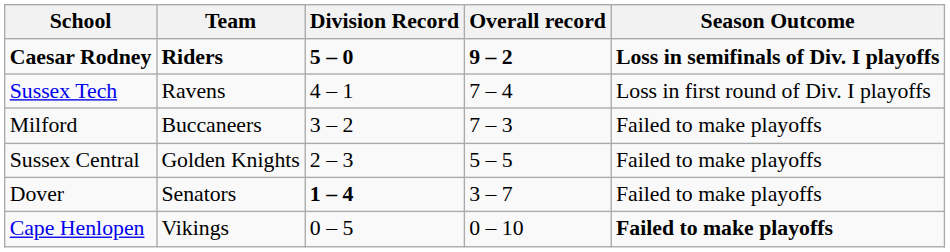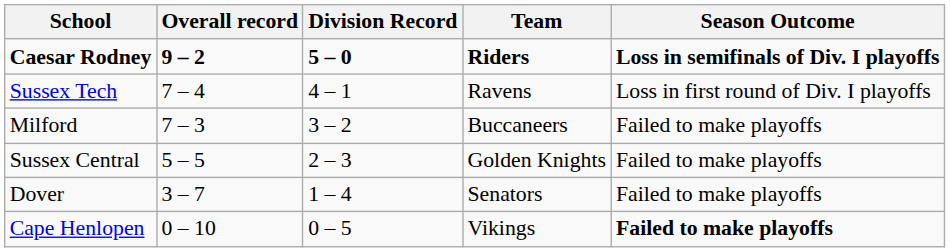columns swapped: (231, 21) <-> (538, 21)
(332, 194) bold -> (330, 194) normal
